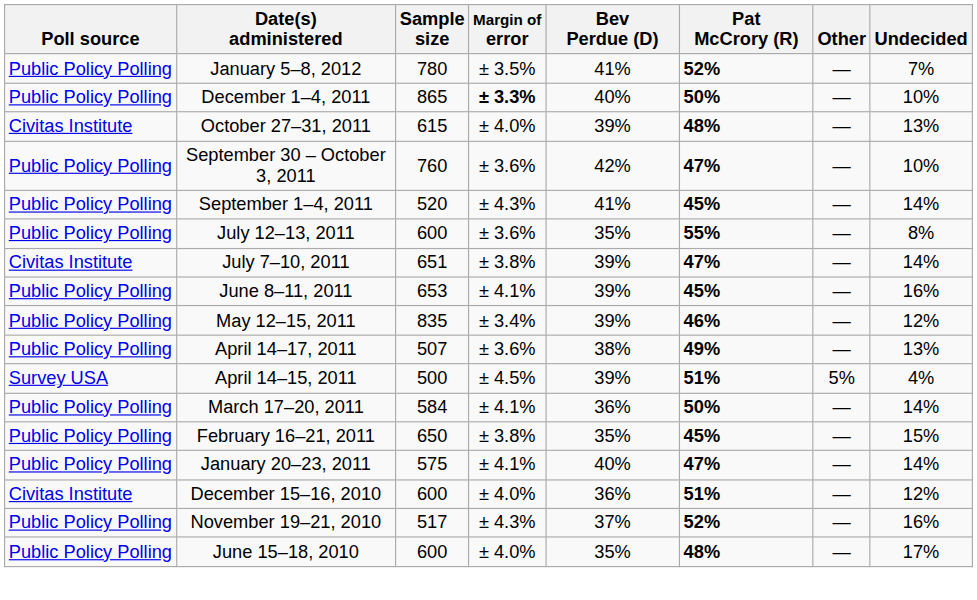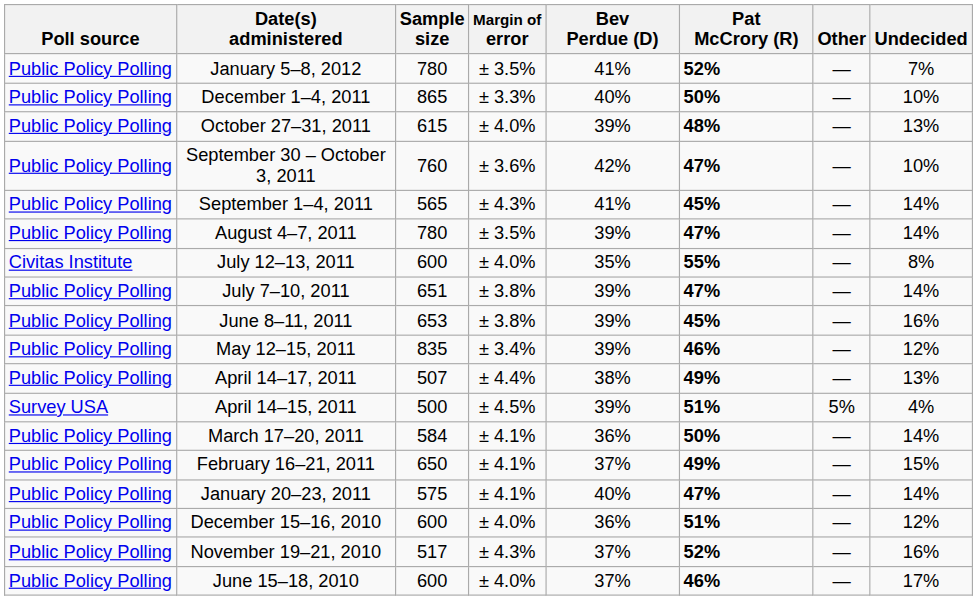(507, 97) bold -> (507, 97) normal
(71, 126) Civitas Institute -> (90, 126) Public Policy Polling
(432, 204) 520 -> (432, 204) 565
+ row: (286, 233)
(90, 233) Public Policy Polling -> (71, 262) Civitas Institute
(507, 233) ± 3.6% -> (507, 262) ± 4.0%
(71, 262) Civitas Institute -> (90, 291) Public Policy Polling
(507, 291) ± 4.1% -> (507, 320) ± 3.8%
(507, 349) ± 3.6% -> (507, 378) ± 4.4%
(507, 436) ± 3.8% -> (507, 464) ± 4.1%
(613, 436) 35% -> (613, 464) 37%
(702, 436) 45% -> (702, 464) 49%
(71, 493) Civitas Institute -> (90, 522) Public Policy Polling
(613, 551) 35% -> (613, 580) 37%
(702, 551) 48% -> (702, 580) 46%
